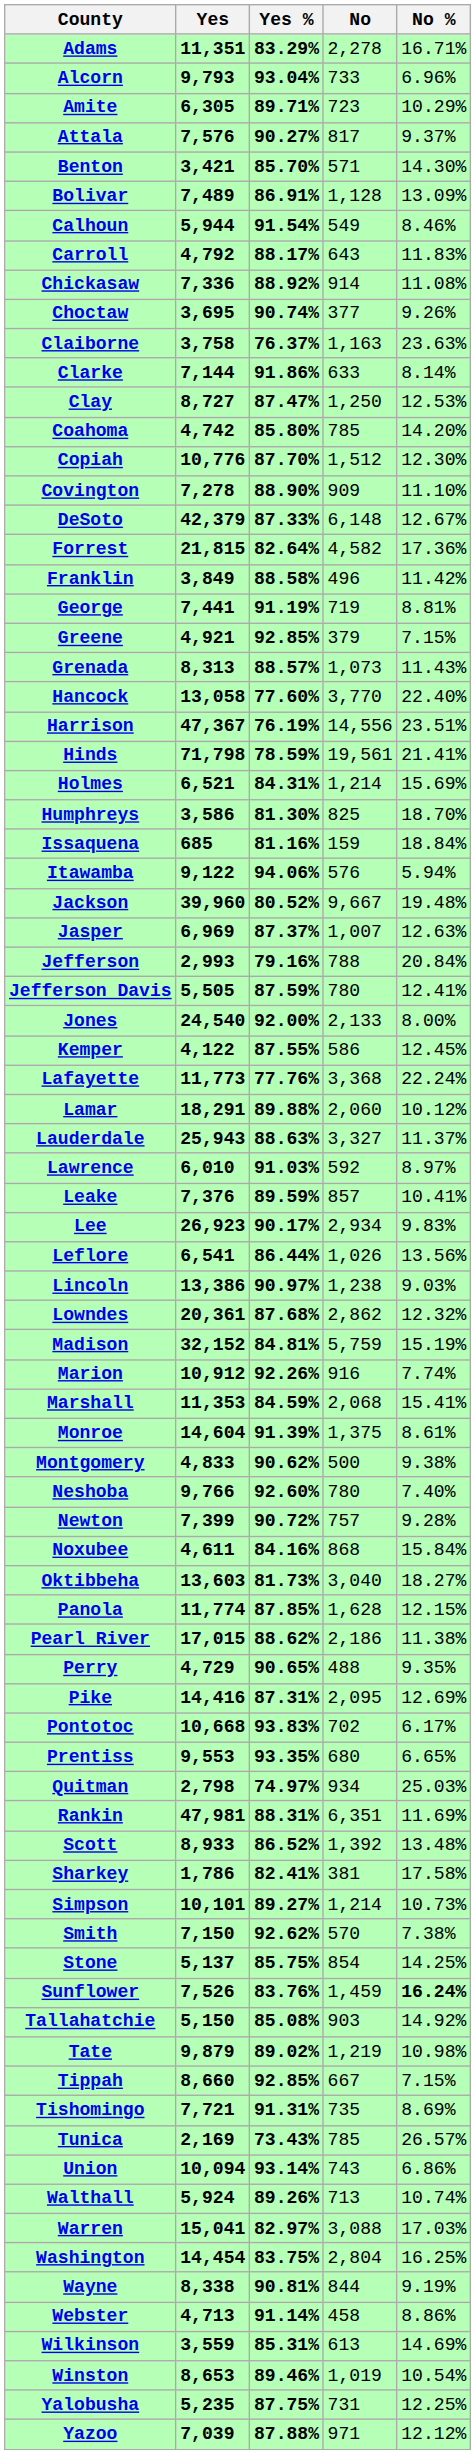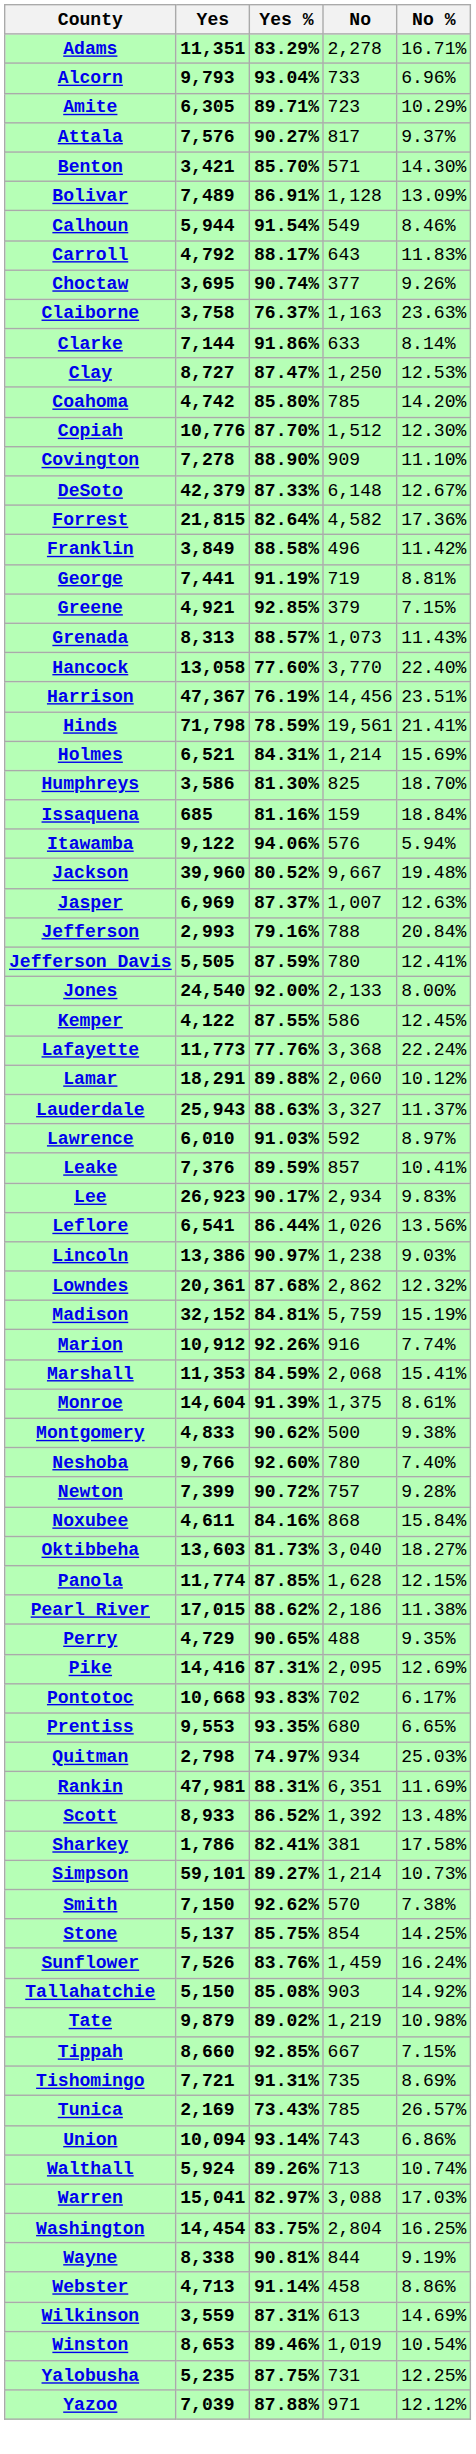- row: (90, 284)
(360, 726) 14,556 -> (360, 697) 14,456
(213, 1904) 10,101 -> (213, 1875) 59,101
(434, 1993) bold -> (434, 1963) normal
(286, 2346) 85.31% -> (286, 2317) 87.31%
